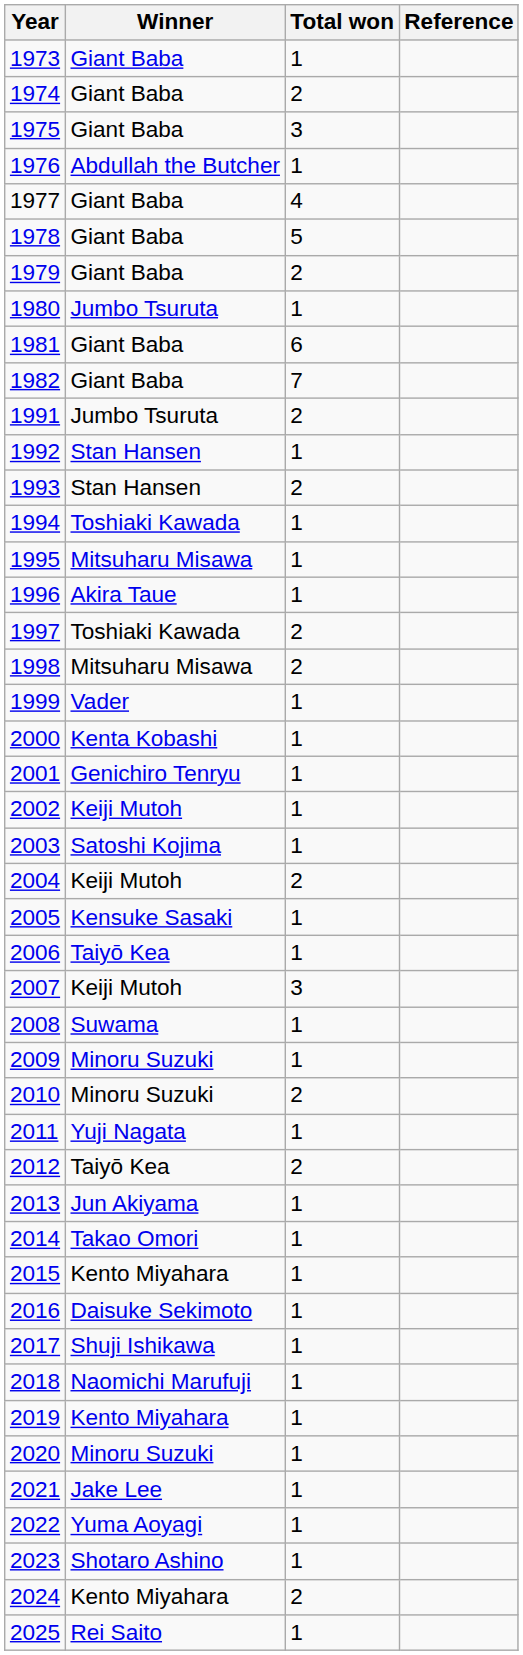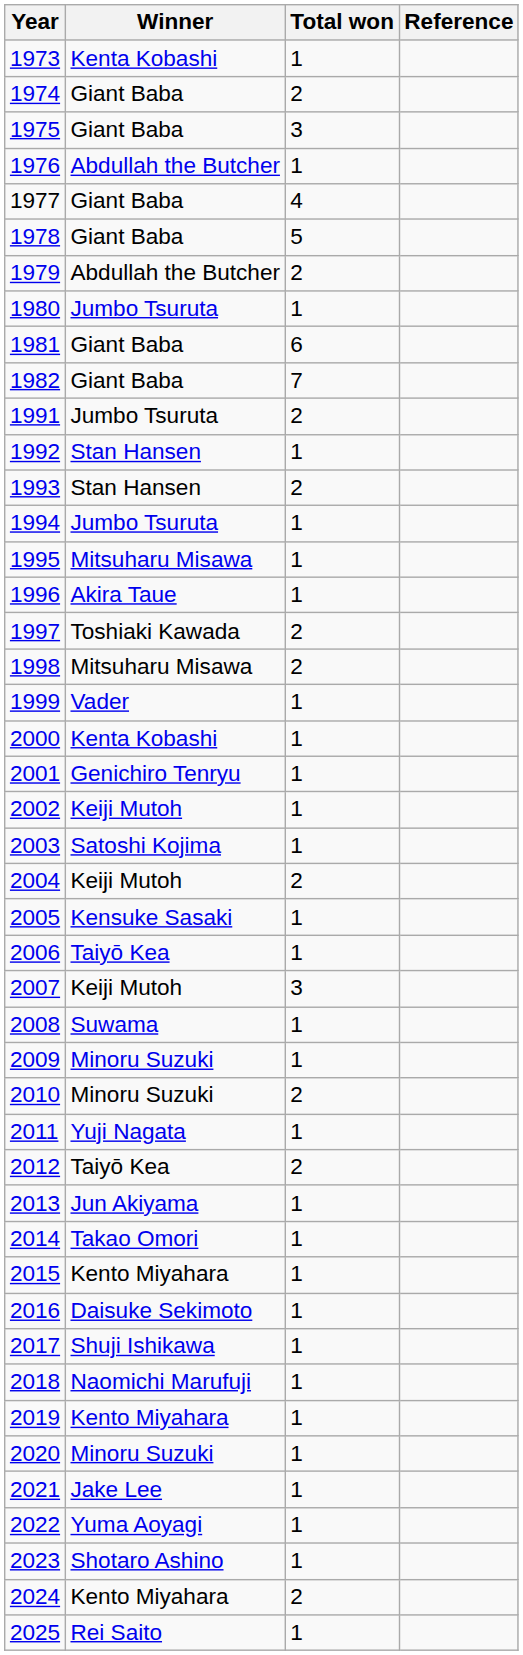(127, 58) Giant Baba -> (144, 58) Kenta Kobashi
(127, 272) Giant Baba -> (175, 272) Abdullah the Butcher
(155, 523) Toshiaki Kawada -> (144, 523) Jumbo Tsuruta
